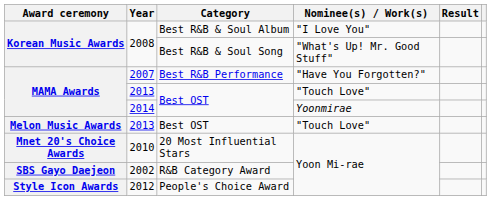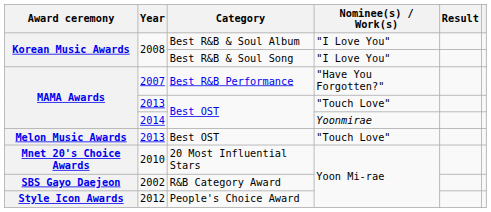(358, 52) "What's Up! Mr. Good Stuff" -> (353, 58) "I Love You"
